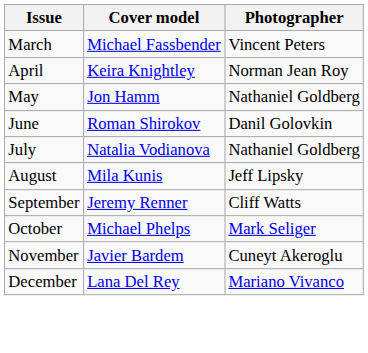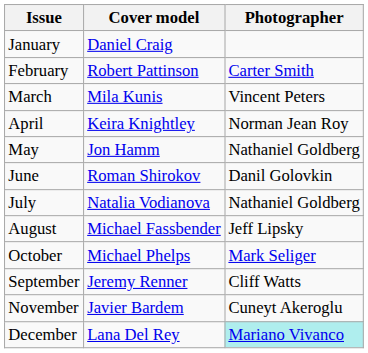+ row: (34, 44)
+ row: (38, 70)
(154, 44) Michael Fassbender -> (125, 96) Mila Kunis
(125, 176) Mila Kunis -> (154, 228) Michael Fassbender
rows swapped: (44, 202) <-> (35, 228)
(286, 281) no background -> (286, 334) paleturquoise background
